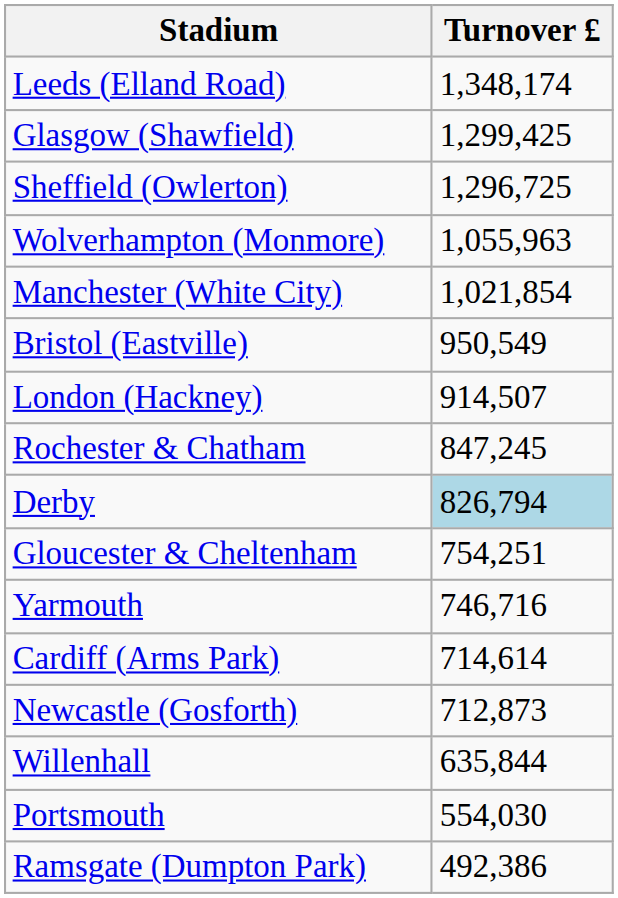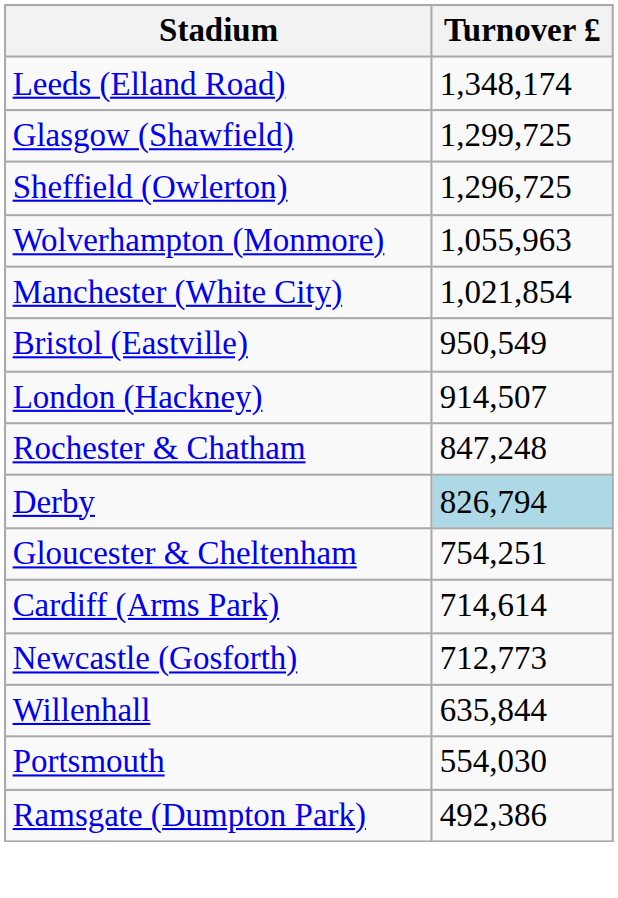(506, 135) 1,299,425 -> (506, 135) 1,299,725
(493, 448) 847,245 -> (493, 448) 847,248
- row: (78, 605)
(493, 710) 712,873 -> (493, 657) 712,773
